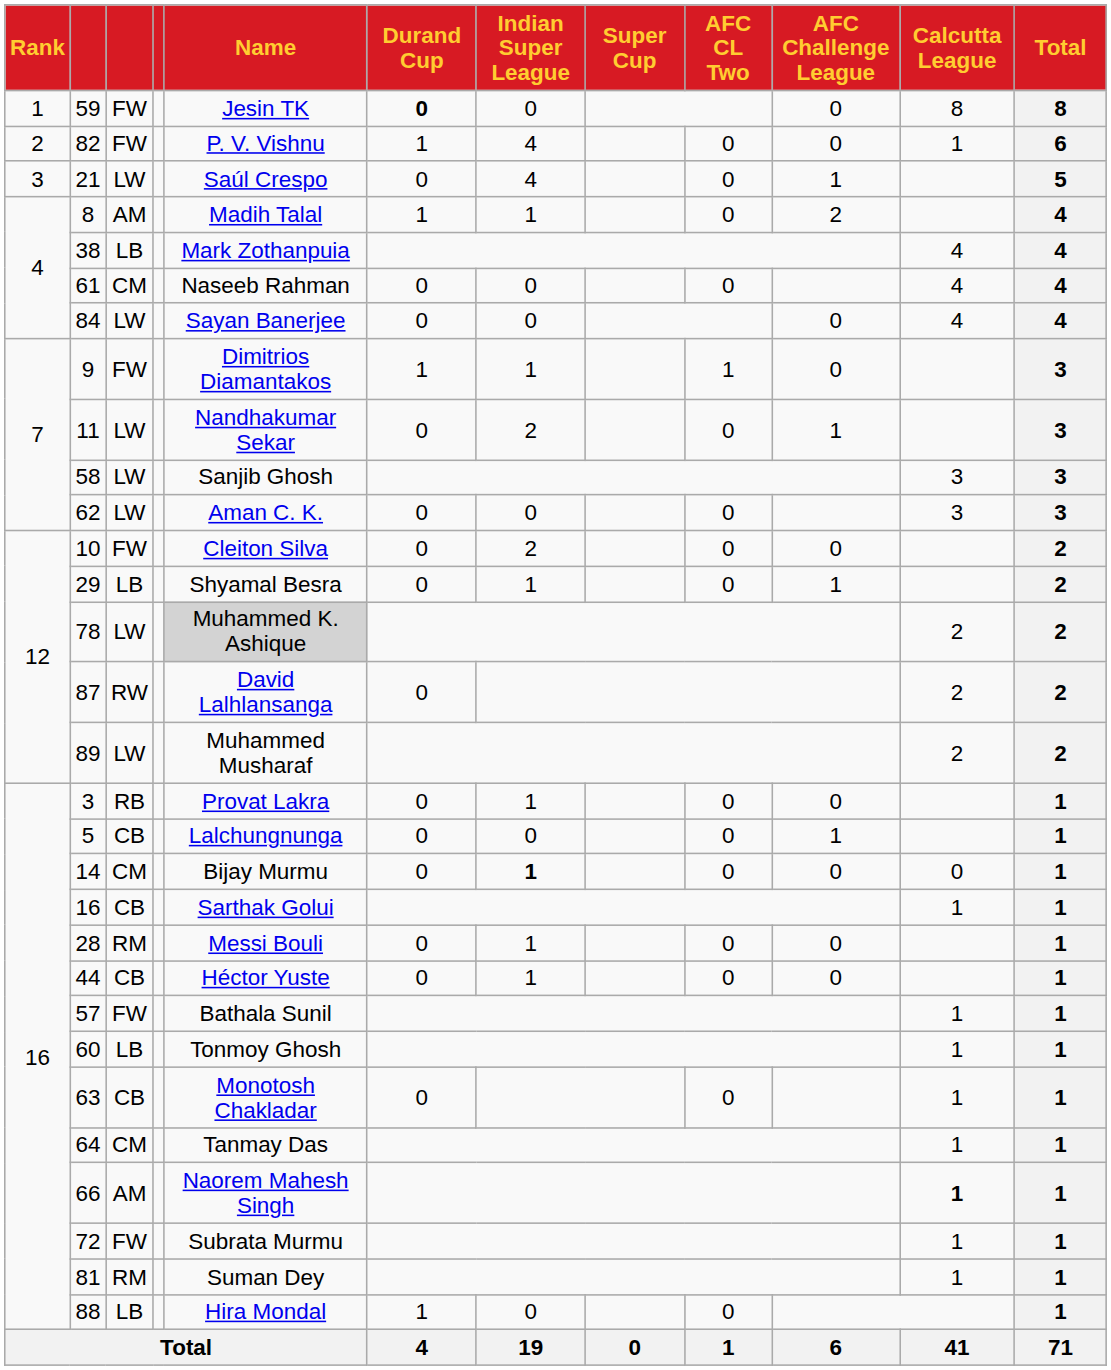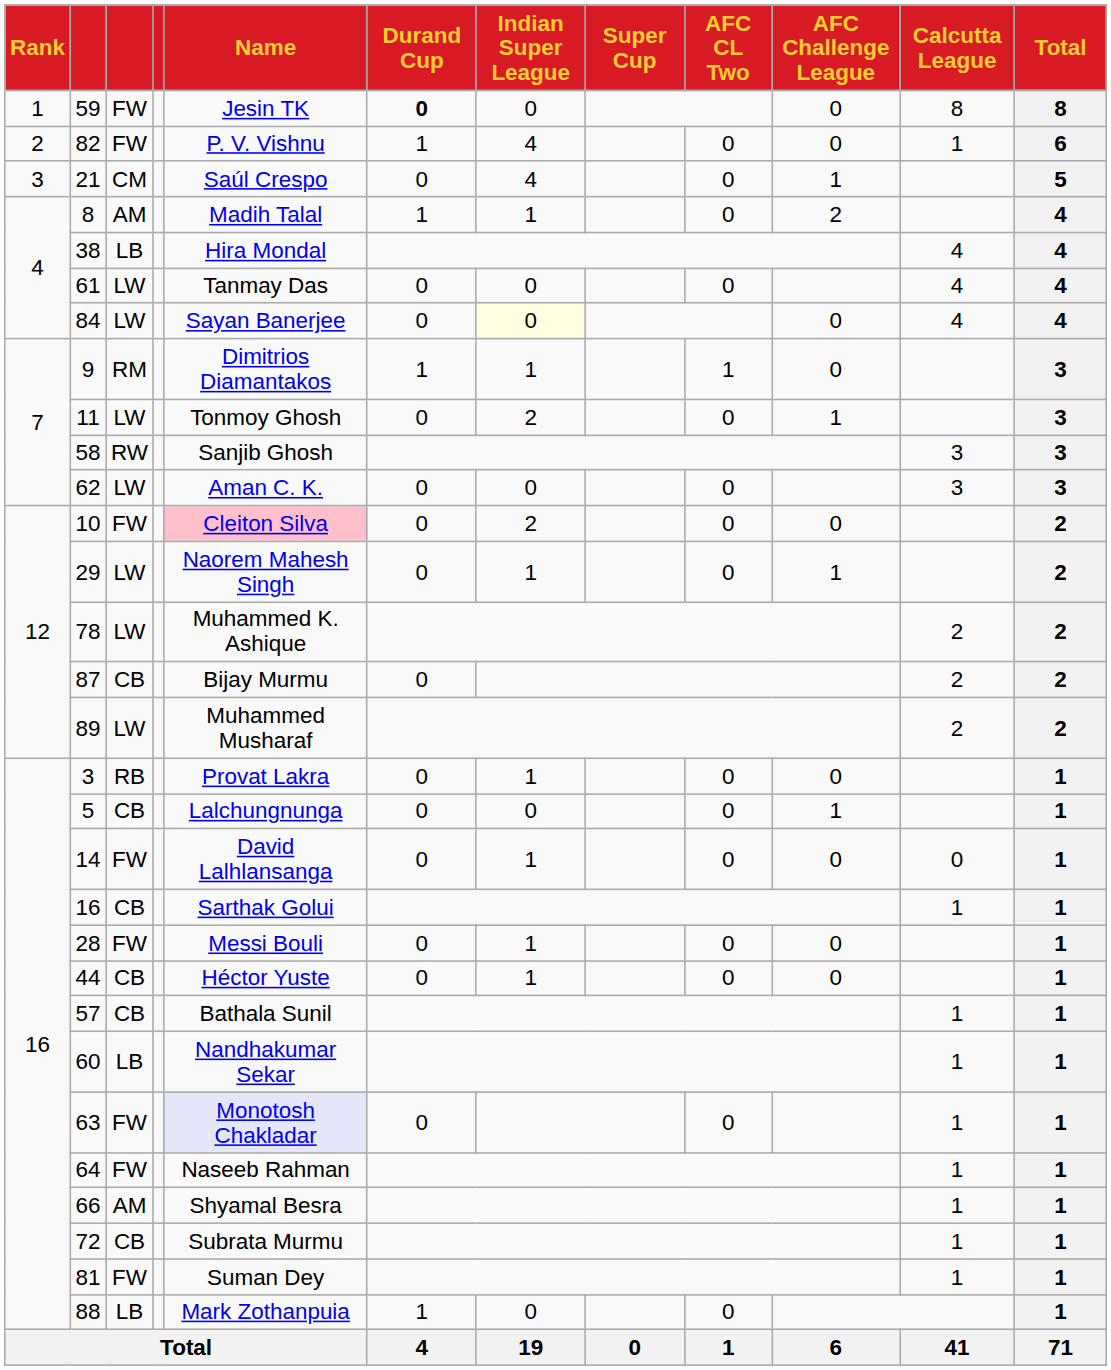(130, 179) LW -> (129, 179) CM
(266, 250) Mark Zothanpuia -> (266, 250) Hira Mondal
(129, 286) CM -> (130, 286) LW
(266, 286) Naseeb Rahman -> (266, 286) Tanmay Das
(531, 321) no background -> (531, 321) lightyellow background
(130, 369) FW -> (129, 369) RM
(266, 430) Nandhakumar Sekar -> (266, 417) Tonmoy Ghosh
(130, 478) LW -> (130, 453) RW
(266, 549) no background -> (266, 524) pink background
(129, 584) LB -> (130, 572) LW
(266, 584) Shyamal Besra -> (266, 572) Naorem Mahesh Singh
(266, 632) lightgrey background -> (266, 632) no background
(130, 693) RW -> (130, 680) CB
(266, 693) David Lalhlansanga -> (266, 680) Bijay Murmu
(129, 872) CM -> (130, 859) FW
(266, 872) Bijay Murmu -> (266, 859) David Lalhlansanga
(531, 872) bold -> (531, 859) normal
(129, 943) RM -> (130, 943) FW
(130, 1014) FW -> (130, 1014) CB
(266, 1049) Tonmoy Ghosh -> (266, 1062) Nandhakumar Sekar
(130, 1097) CB -> (130, 1122) FW
(266, 1097) no background -> (266, 1122) lavender background
(129, 1145) CM -> (130, 1170) FW
(266, 1145) Tanmay Das -> (266, 1170) Naseeb Rahman
(266, 1193) Naorem Mahesh Singh -> (266, 1206) Shyamal Besra
(957, 1193) bold -> (957, 1206) normal
(130, 1241) FW -> (130, 1241) CB
(129, 1277) RM -> (130, 1277) FW
(266, 1312) Hira Mondal -> (266, 1312) Mark Zothanpuia
